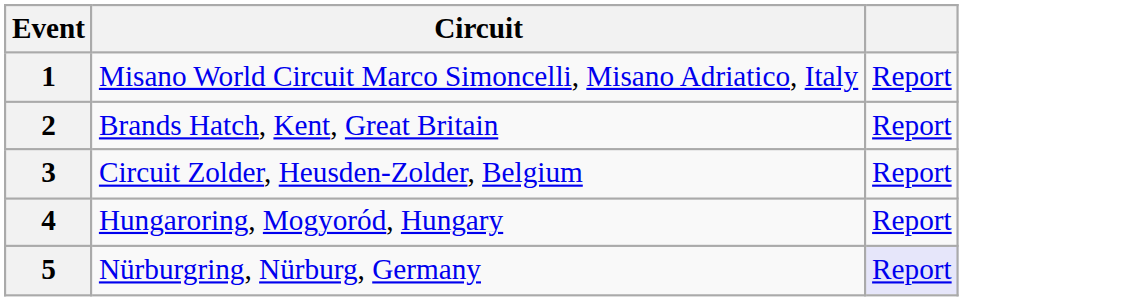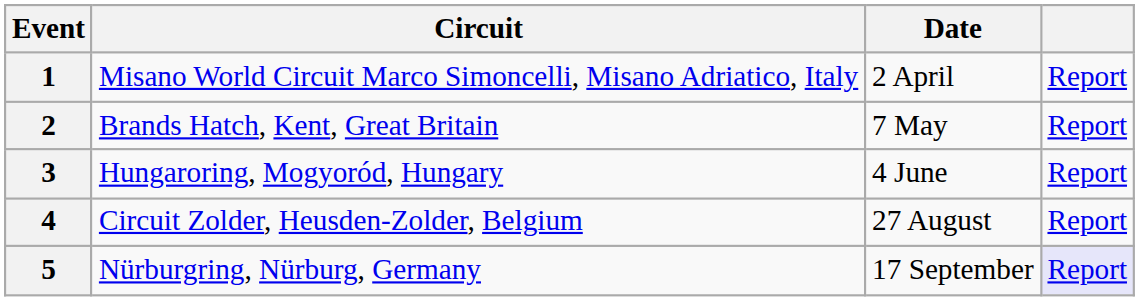+ column: (953, 28)
(341, 172) Circuit Zolder, Heusden-Zolder, Belgium -> (301, 172) Hungaroring, Mogyoród, Hungary
(301, 221) Hungaroring, Mogyoród, Hungary -> (341, 221) Circuit Zolder, Heusden-Zolder, Belgium
